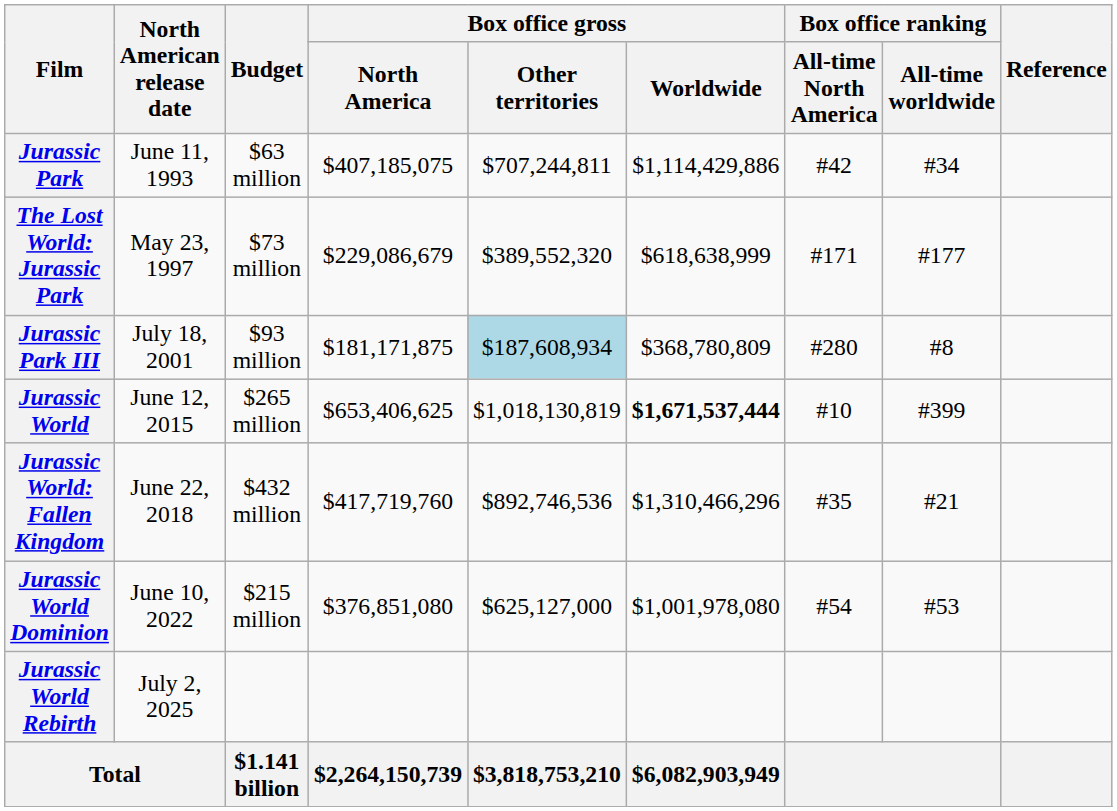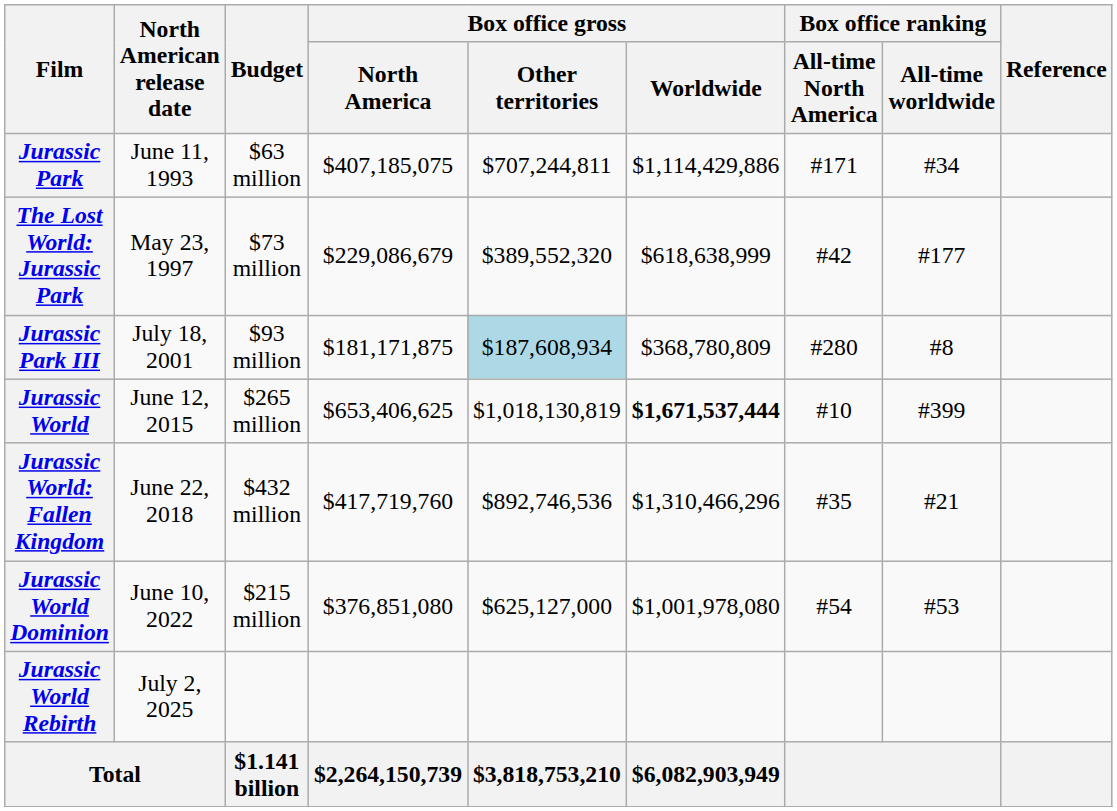(834, 164) #42 -> (834, 164) #171
(834, 255) #171 -> (834, 255) #42
